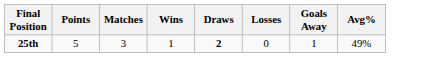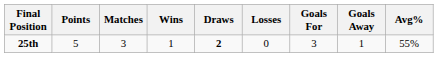+ column: (314, 19)
(361, 44) 49% -> (409, 44) 55%
